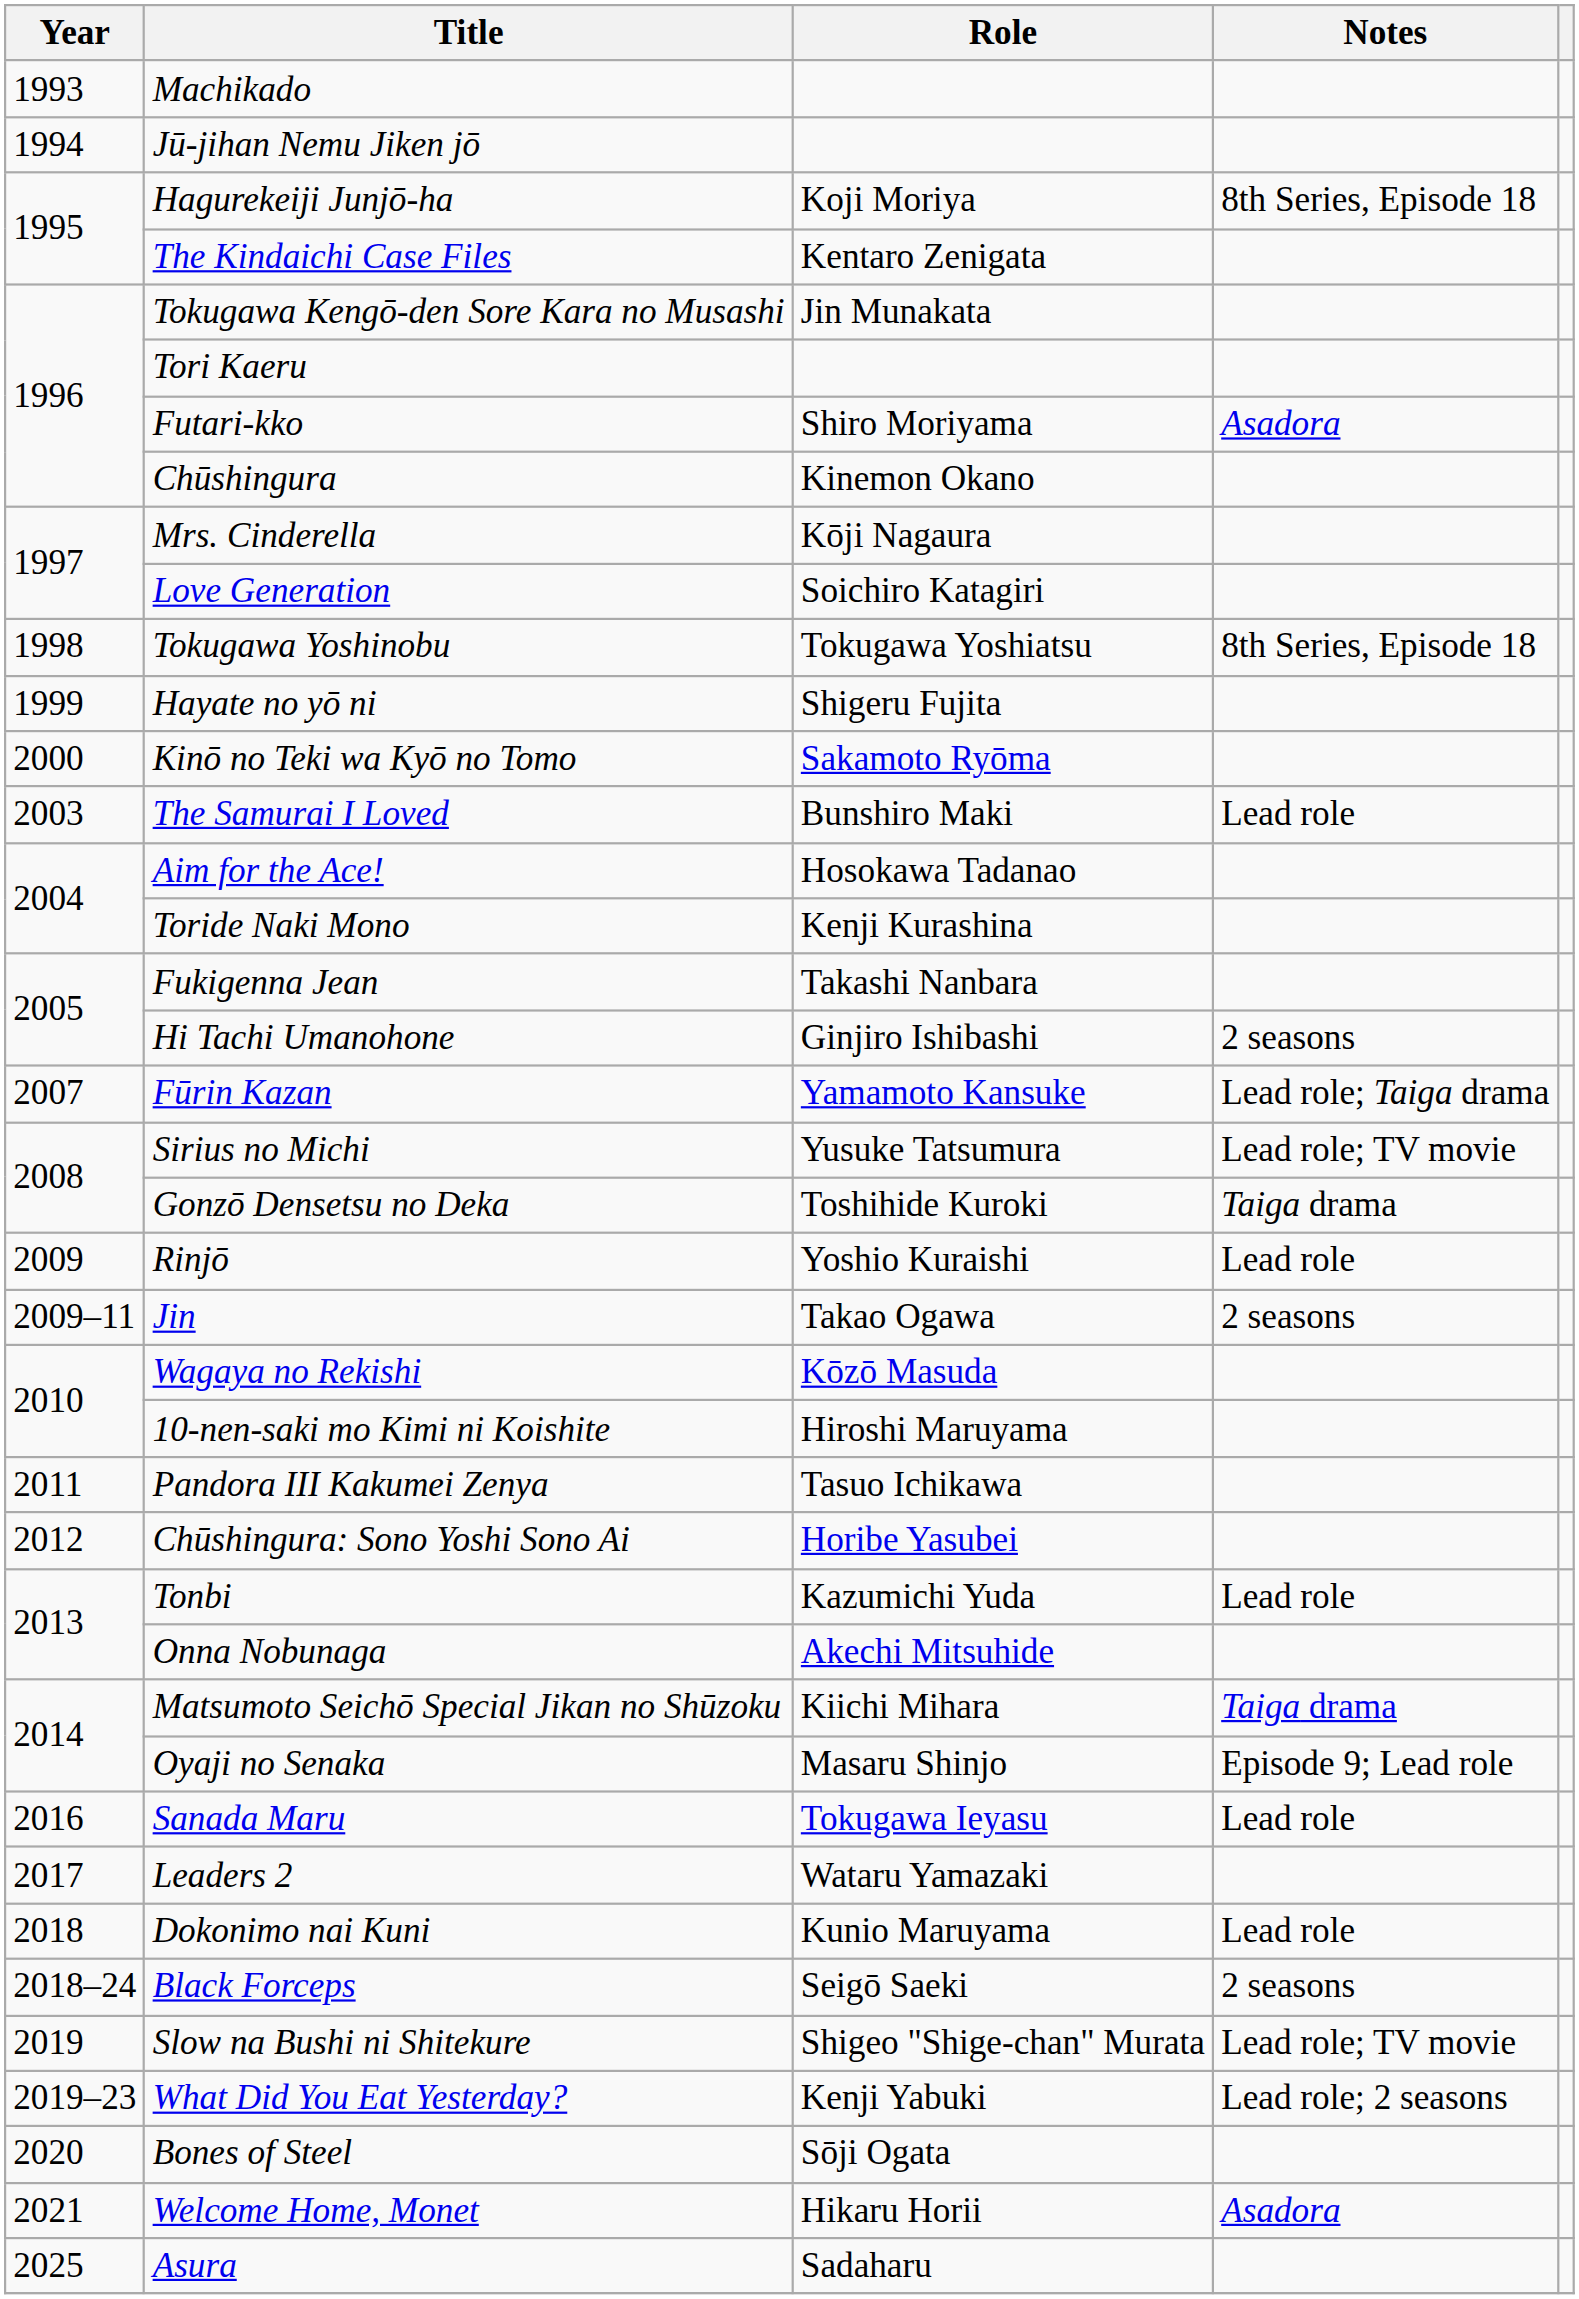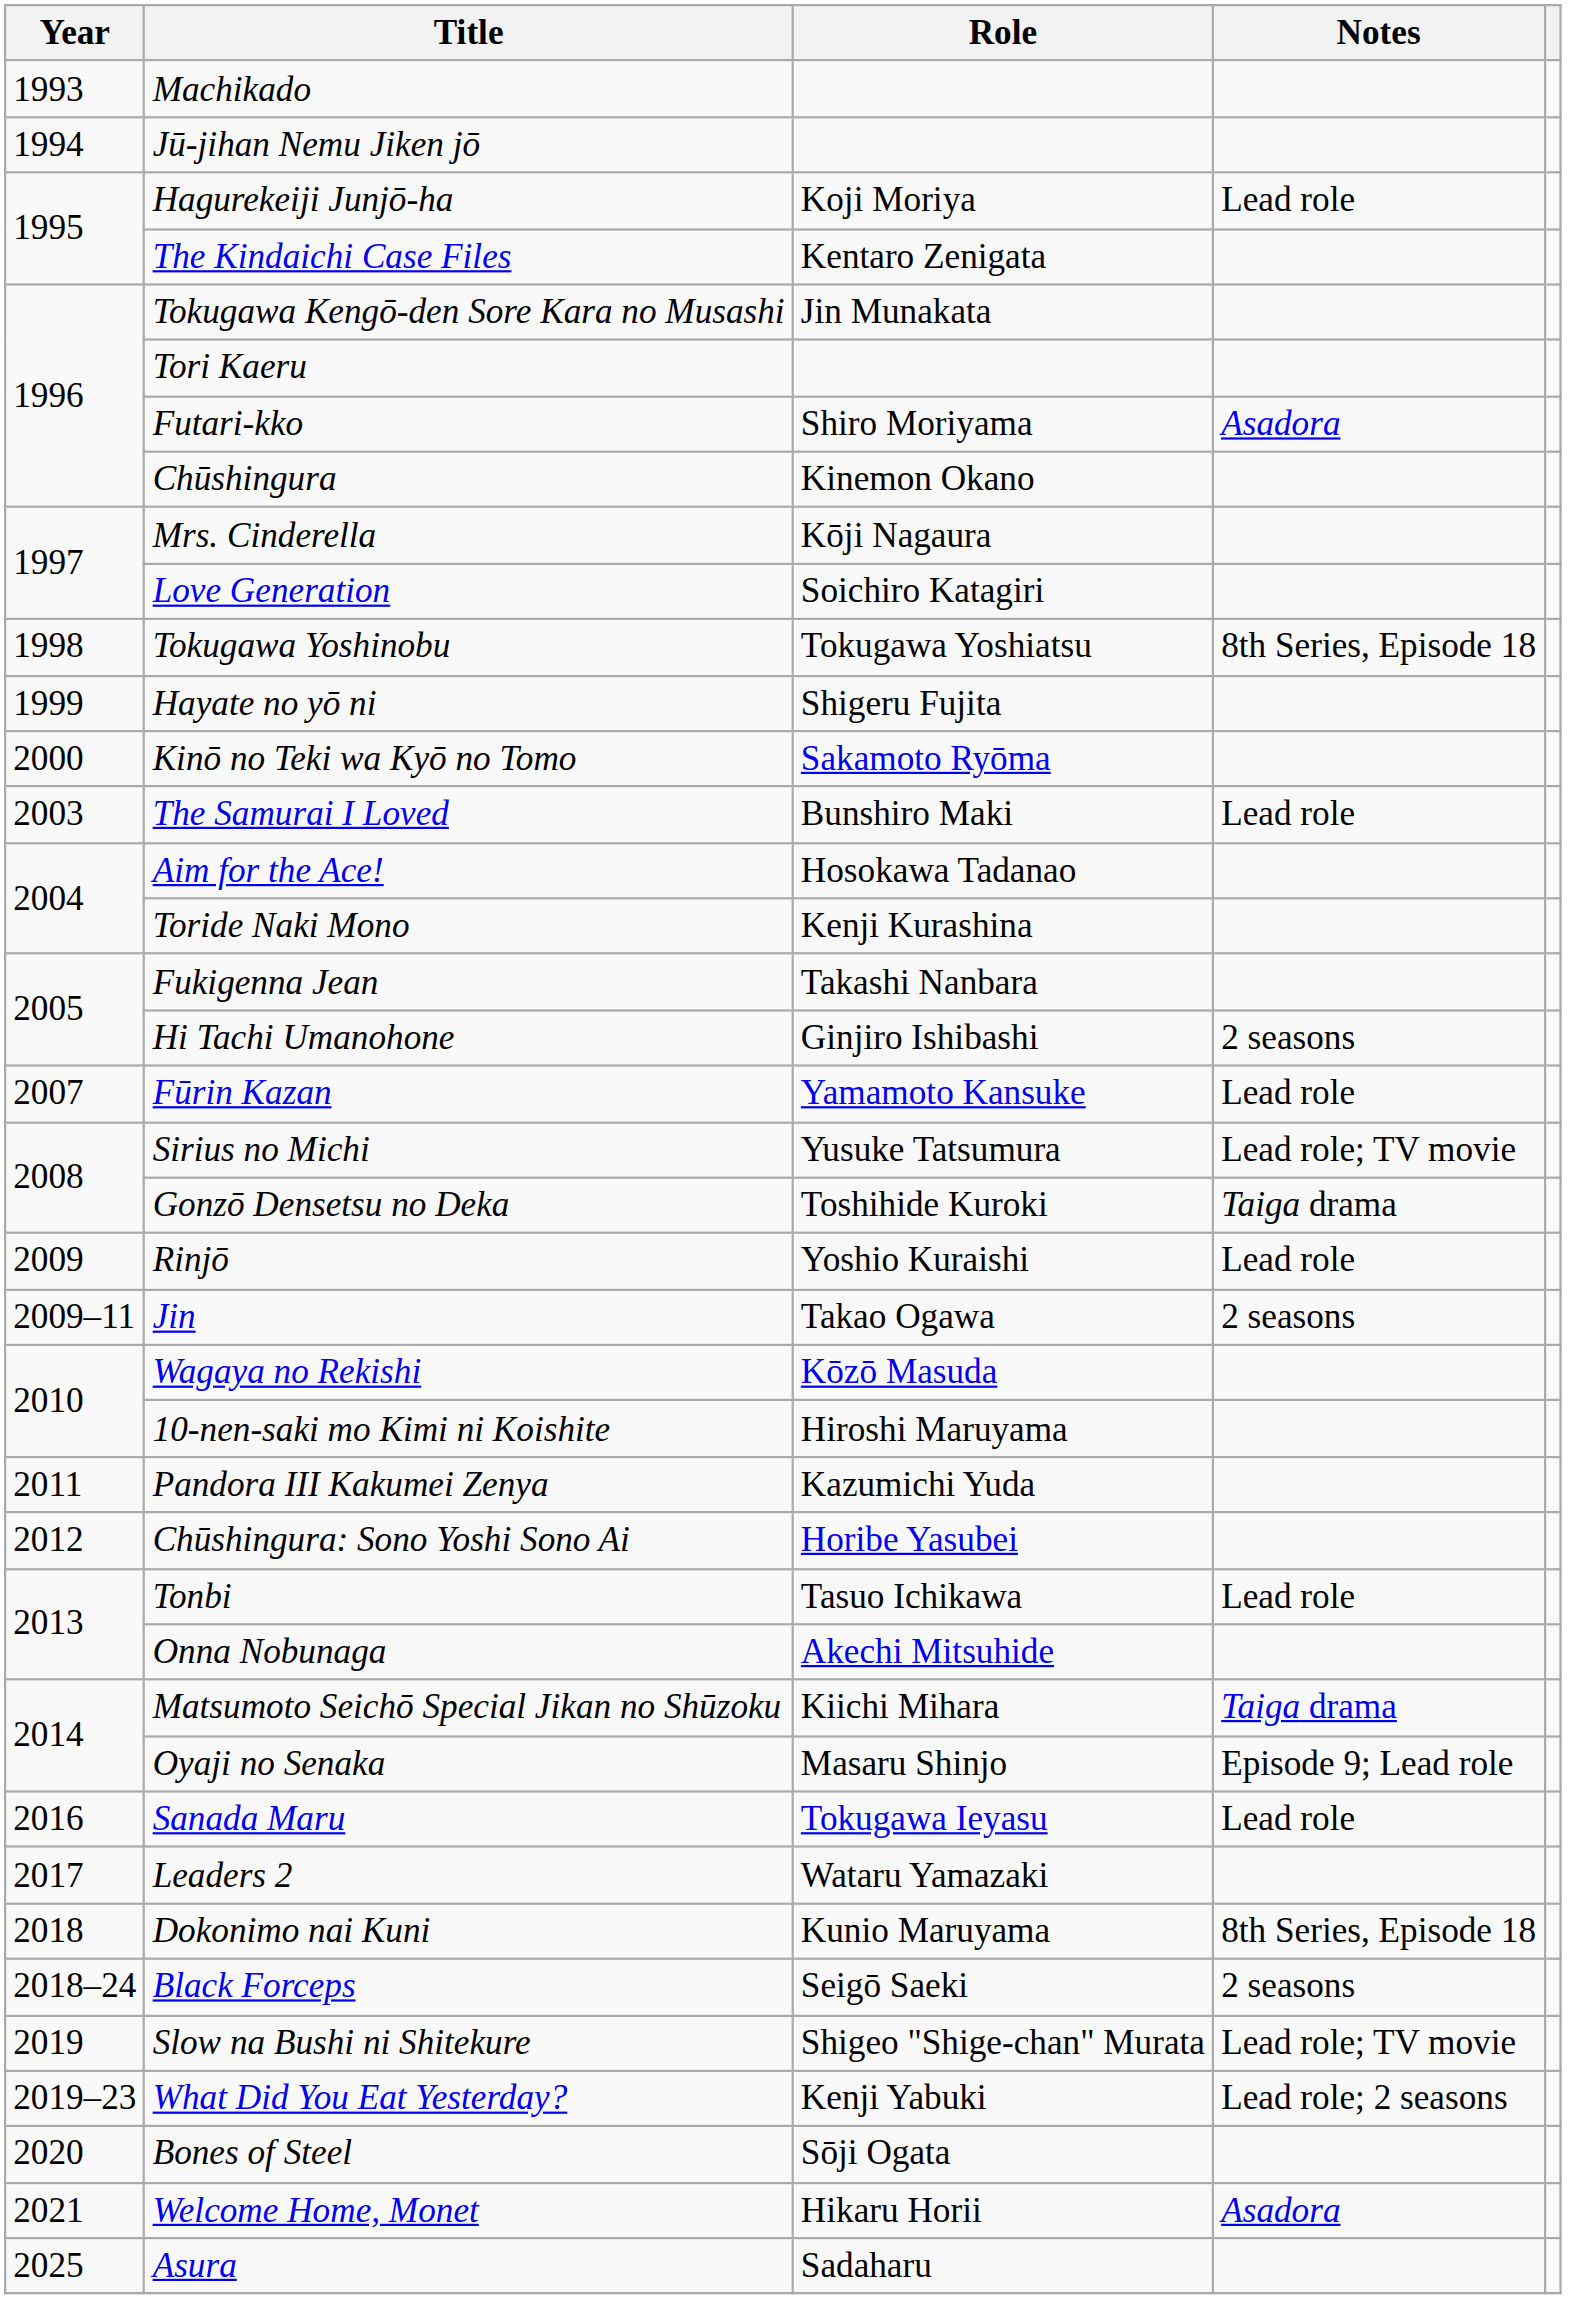(1379, 199) 8th Series, Episode 18 -> (1288, 199) Lead role
(1385, 1093) Lead role; Taiga drama -> (1288, 1093) Lead role
(912, 1483) Tasuo Ichikawa -> (918, 1483) Kazumichi Yuda
(918, 1595) Kazumichi Yuda -> (912, 1595) Tasuo Ichikawa
(1288, 1930) Lead role -> (1379, 1930) 8th Series, Episode 18
